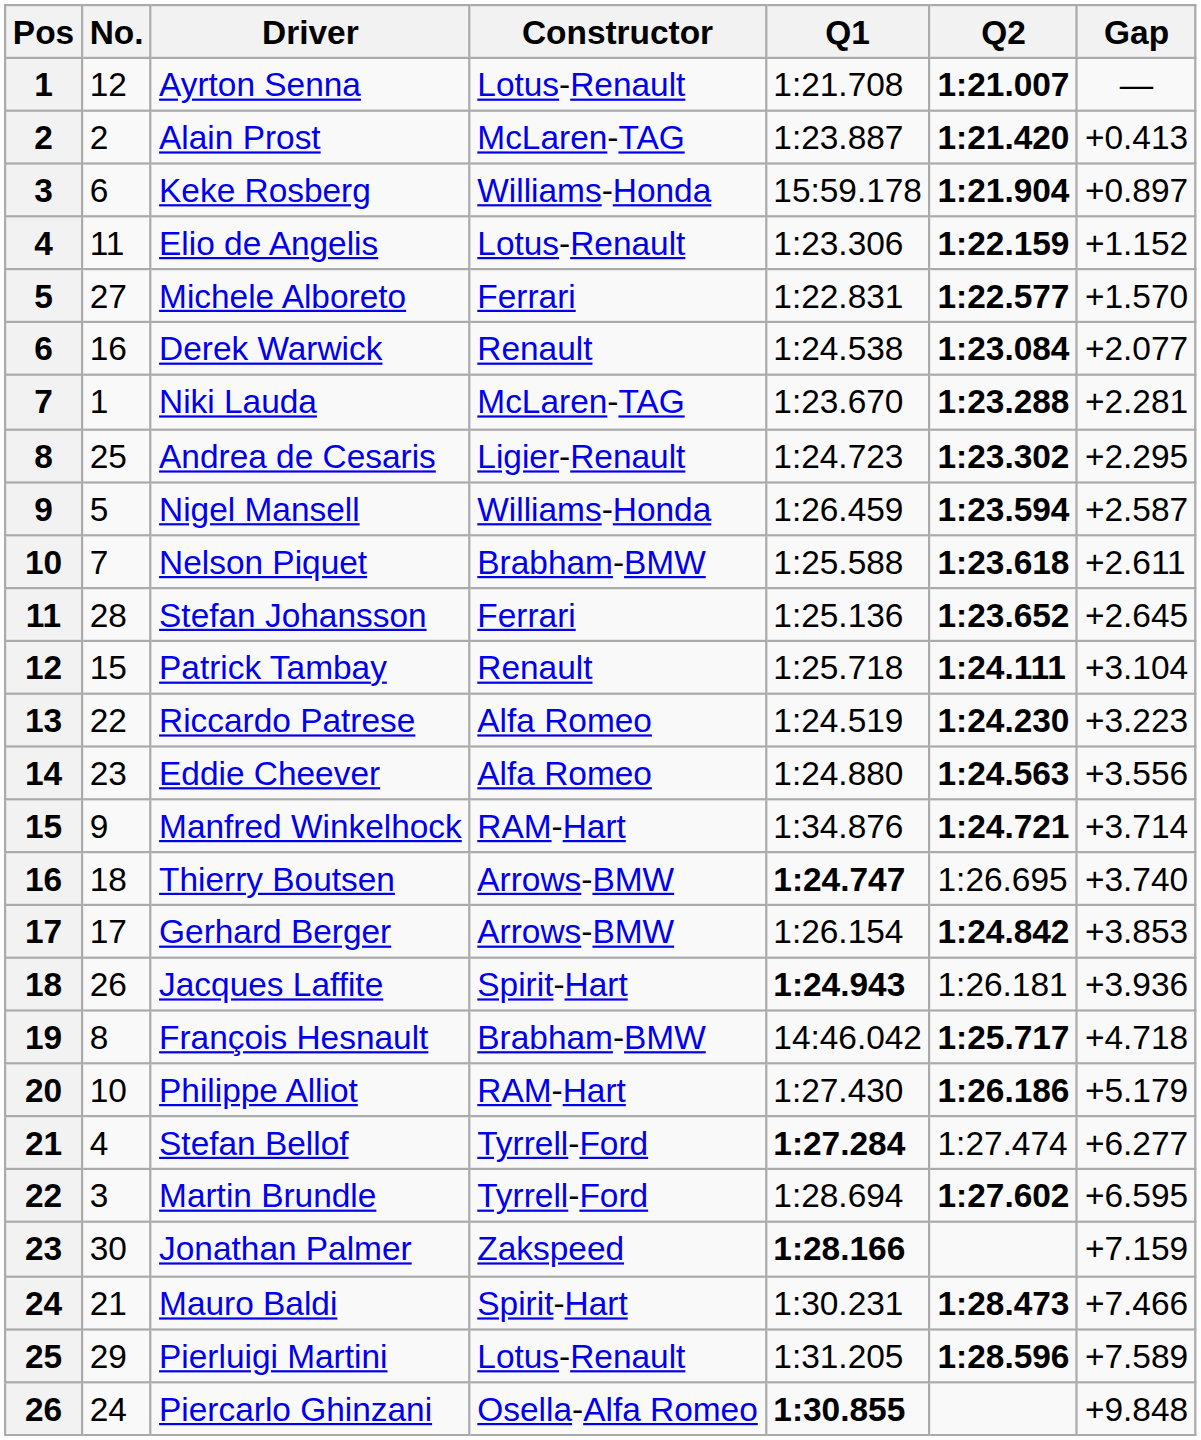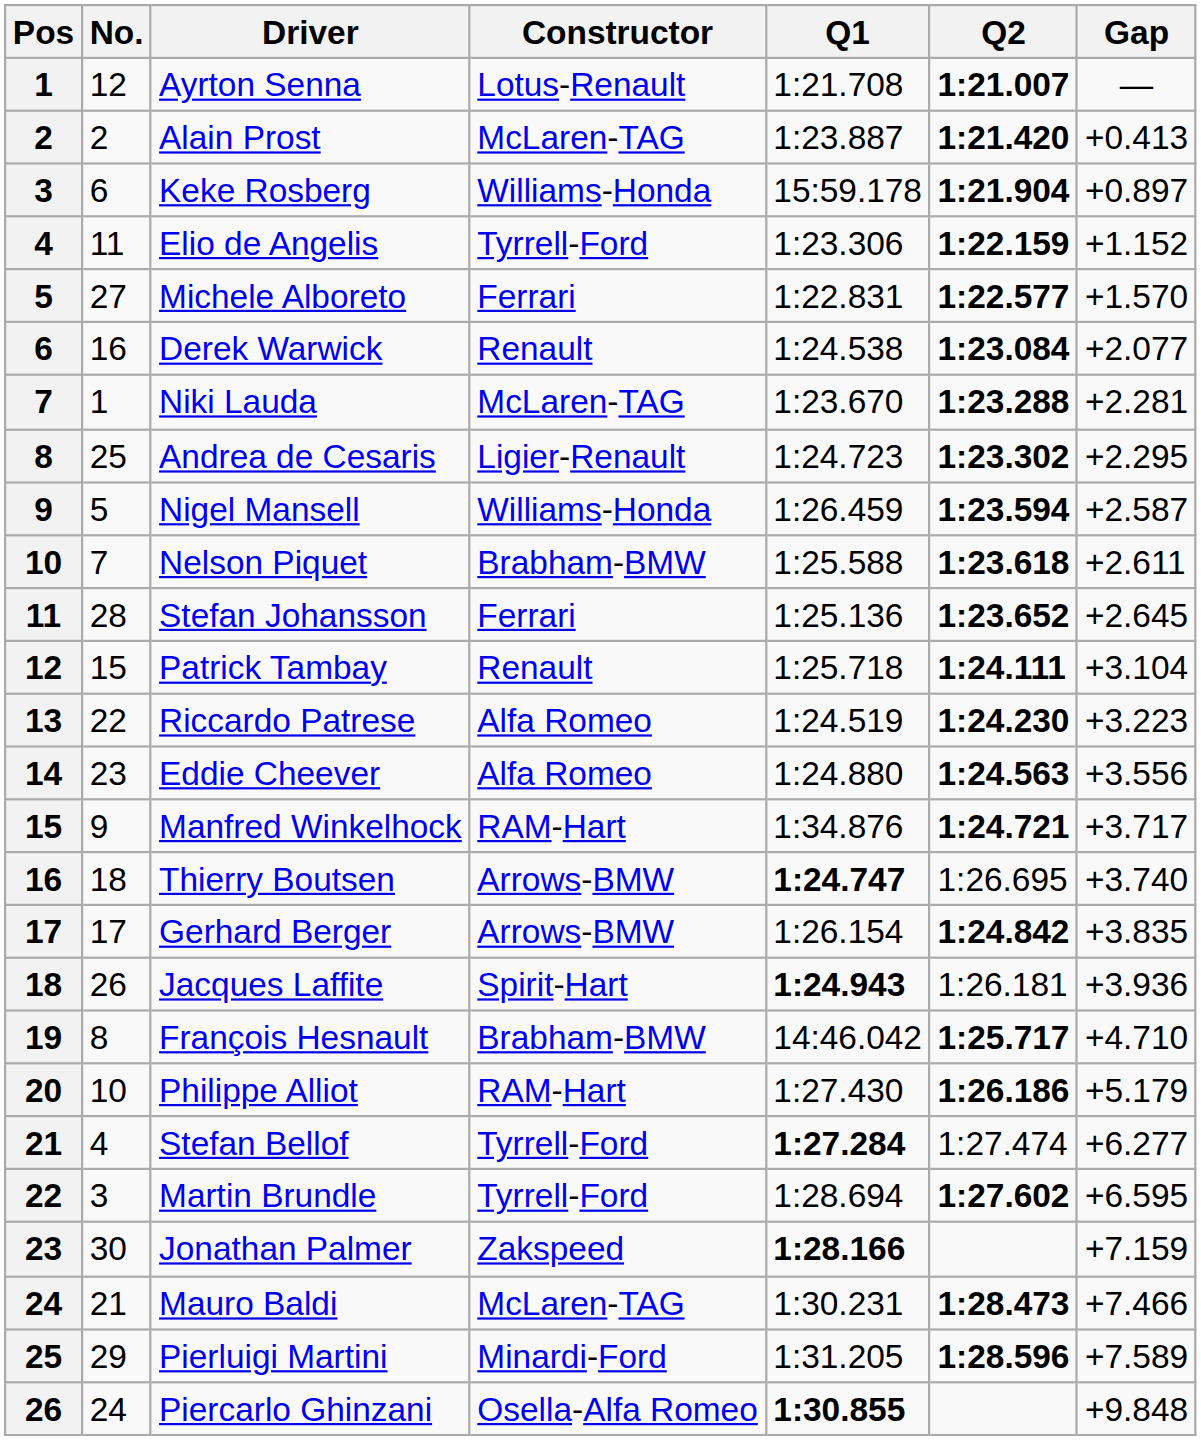(581, 244) Lotus-Renault -> (563, 244) Tyrrell-Ford
(1137, 826) +3.714 -> (1137, 826) +3.717
(1137, 932) +3.853 -> (1137, 932) +3.835
(1137, 1038) +4.718 -> (1137, 1038) +4.710
(553, 1302) Spirit-Hart -> (581, 1302) McLaren-TAG
(581, 1355) Lotus-Renault -> (572, 1355) Minardi-Ford
